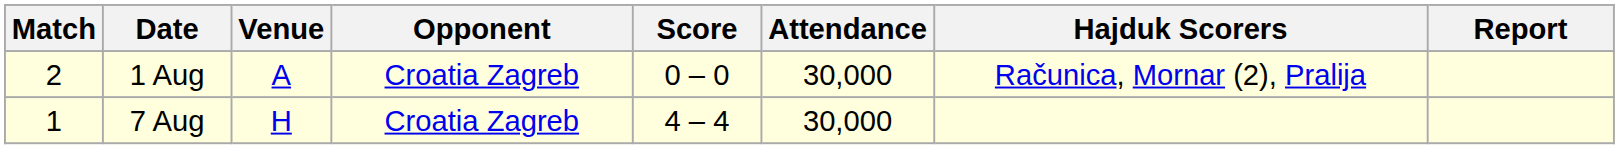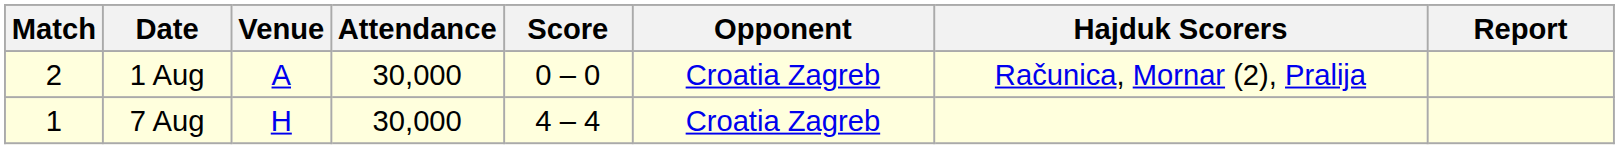columns swapped: (482, 28) <-> (848, 28)
